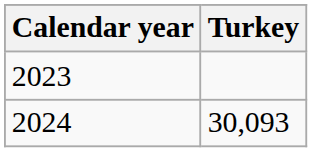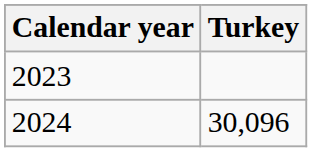(249, 122) 30,093 -> (249, 122) 30,096
